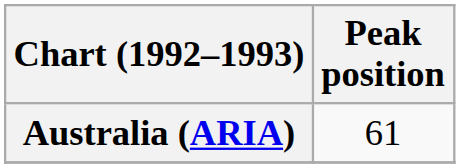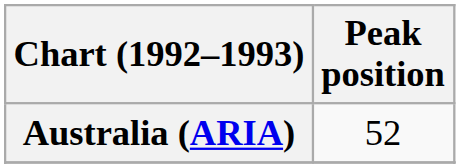(383, 132) 61 -> (383, 132) 52
